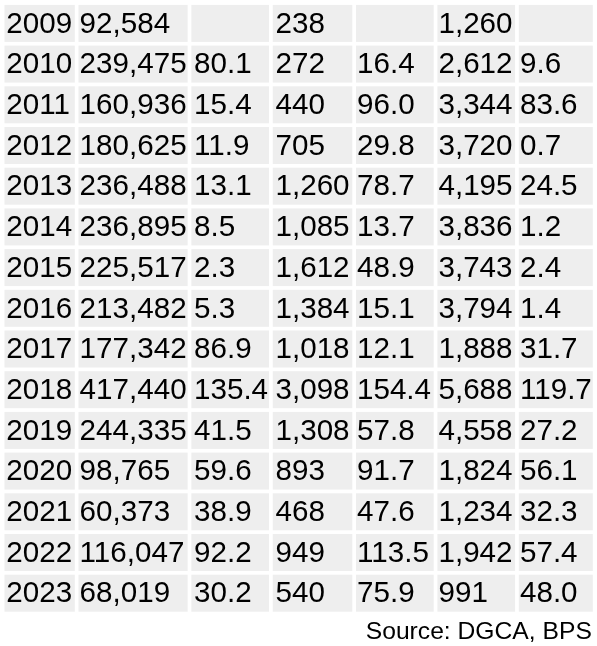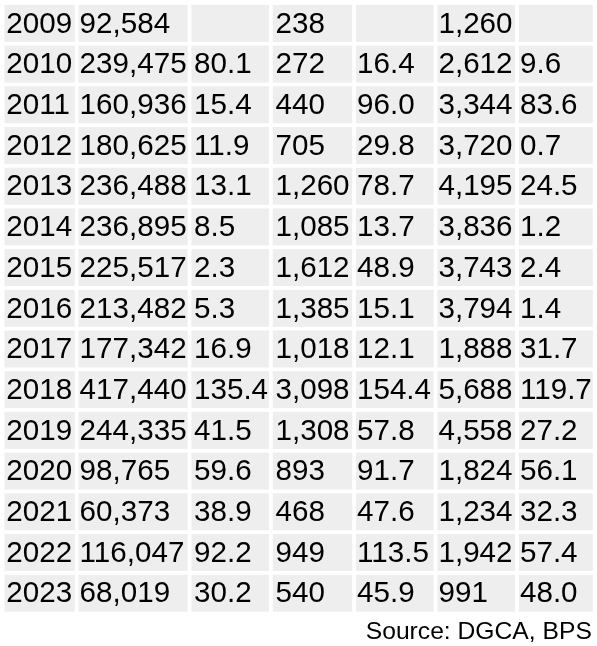(313, 307) 1,384 -> (313, 307) 1,385
(223, 348) 86.9 -> (223, 348) 16.9
(386, 592) 75.9 -> (386, 592) 45.9
